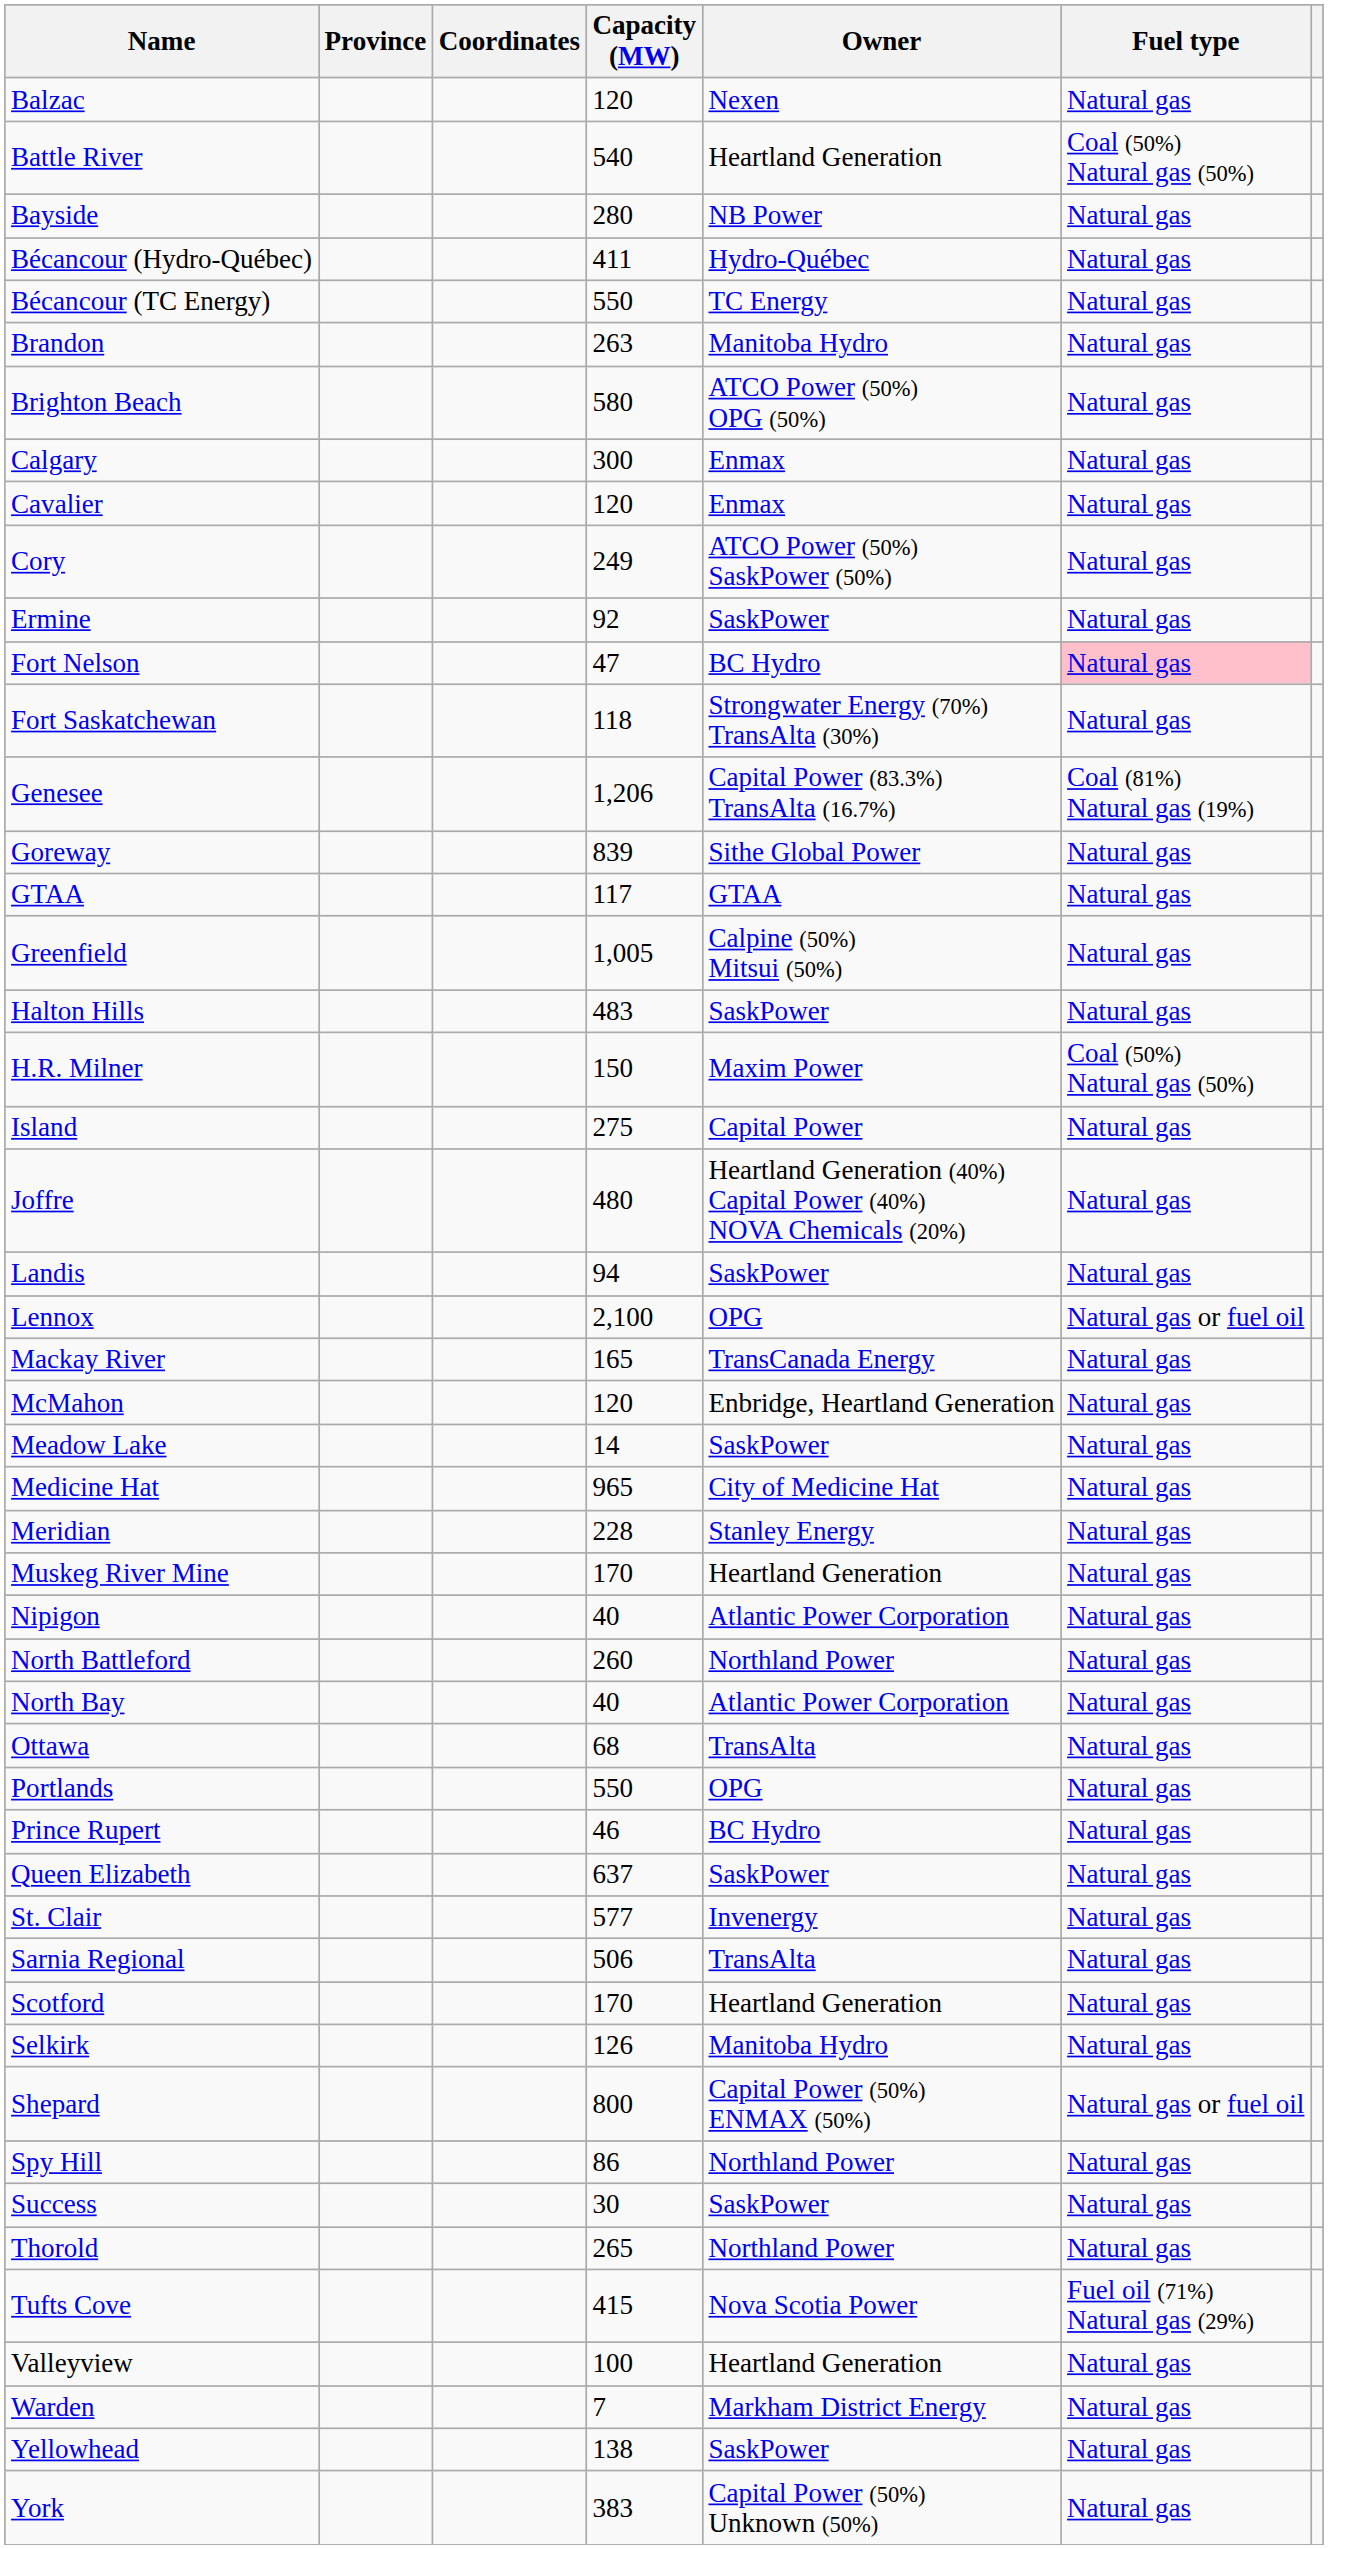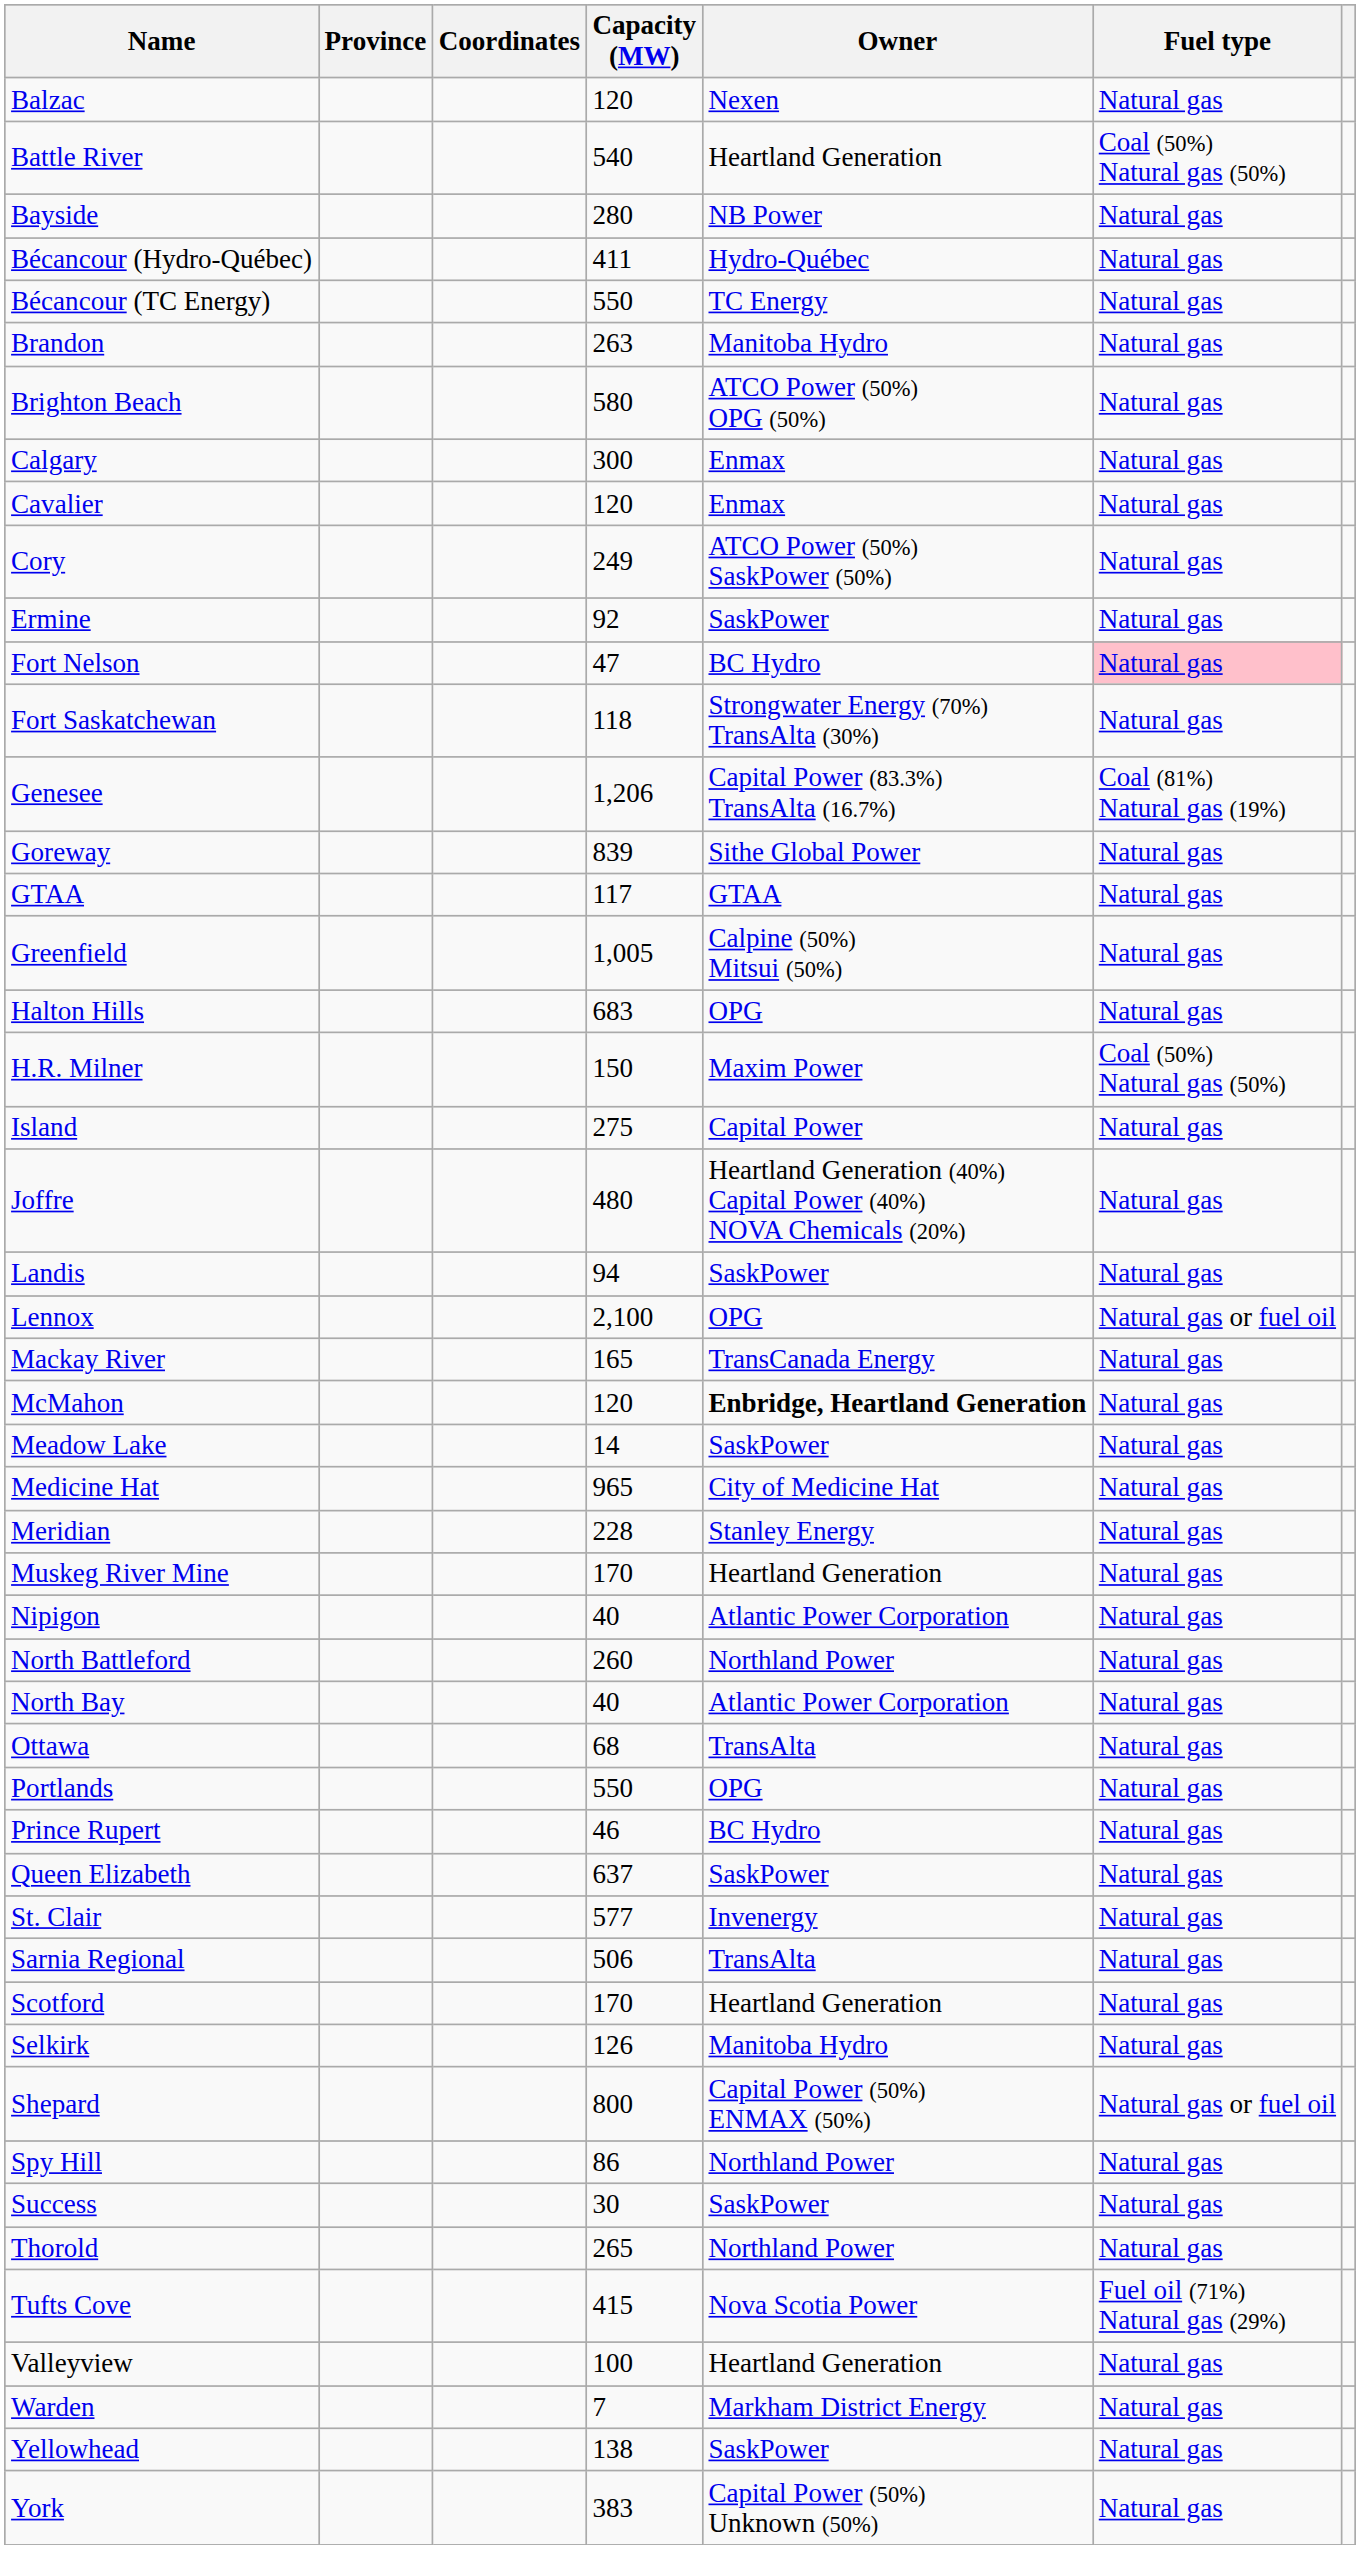(613, 1010) 483 -> (613, 1010) 683
(769, 1010) SaskPower -> (736, 1010) OPG
(882, 1402) normal -> (897, 1402) bold
